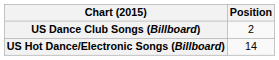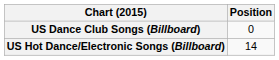(251, 30) 2 -> (251, 30) 0
